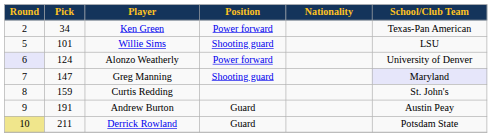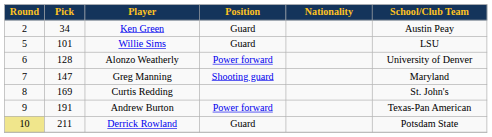(243, 28) Power forward -> (243, 28) Guard
(429, 28) Texas-Pan American -> (429, 28) Austin Peay
(243, 44) Shooting guard -> (243, 44) Guard
(24, 60) lavender background -> (24, 60) no background
(65, 60) 124 -> (65, 60) 128
(429, 76) lavender background -> (429, 76) no background
(65, 92) 159 -> (65, 92) 169
(243, 108) Guard -> (243, 108) Power forward
(429, 108) Austin Peay -> (429, 108) Texas-Pan American
